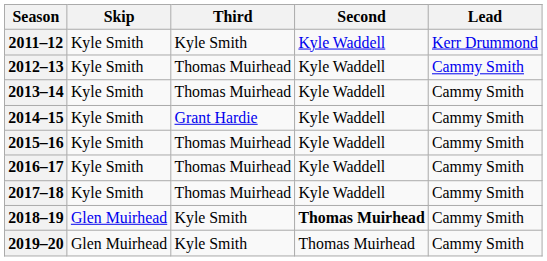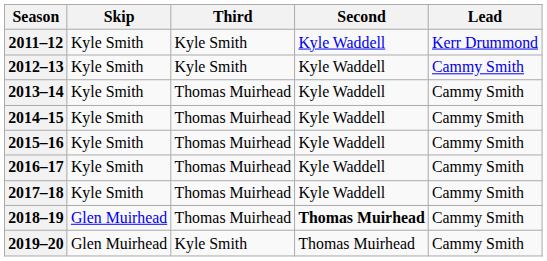(233, 67) Thomas Muirhead -> (211, 67) Kyle Smith
(216, 117) Grant Hardie -> (233, 117) Thomas Muirhead
(211, 218) Kyle Smith -> (233, 218) Thomas Muirhead
